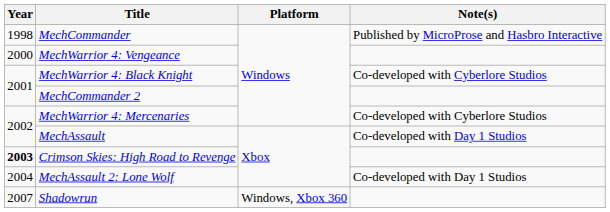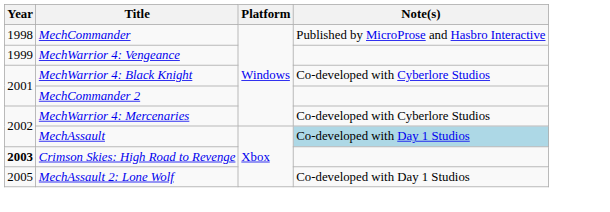(20, 55) 2000 -> (20, 55) 1999
(440, 136) no background -> (383, 136) lightblue background
(20, 177) 2004 -> (20, 177) 2005
- row: (68, 197)
